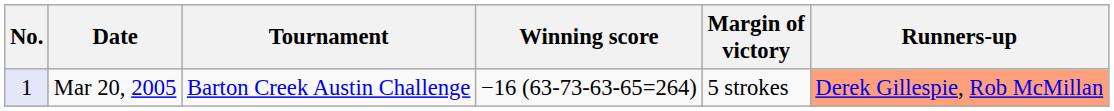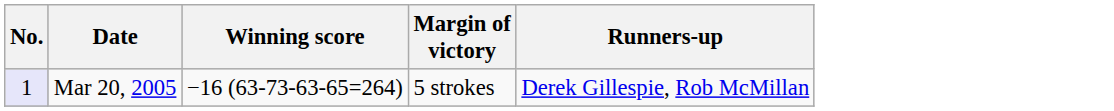- column: (329, 36)
(959, 87) lightsalmon background -> (665, 87) no background
